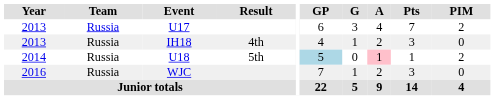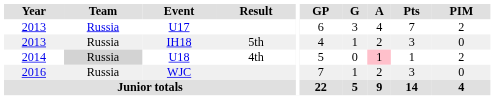(256, 42) 4th -> (256, 42) 5th
(103, 57) no background -> (103, 57) lightgrey background
(256, 57) 5th -> (256, 57) 4th
(321, 57) lightblue background -> (321, 57) no background
